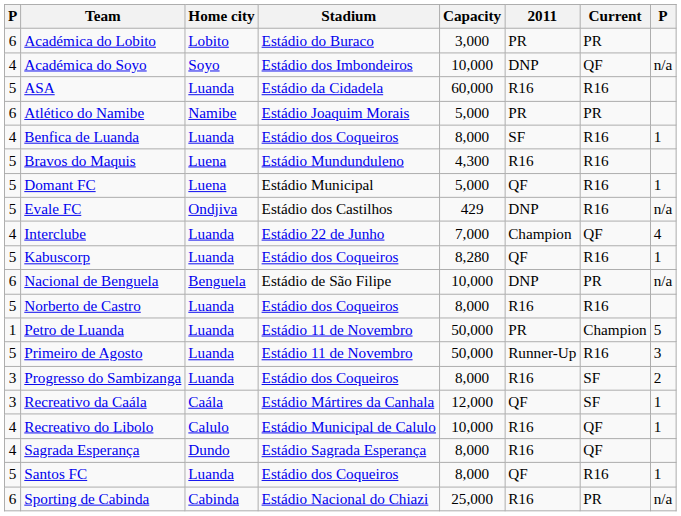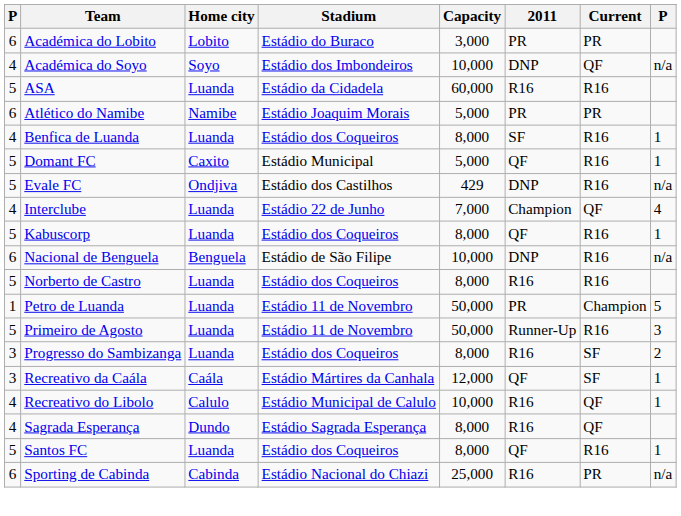- row: (80, 161)
(207, 185) Luena -> (209, 161) Caxito
(472, 257) 8,280 -> (472, 233) 8,000
(593, 281) PR -> (596, 257) R16
